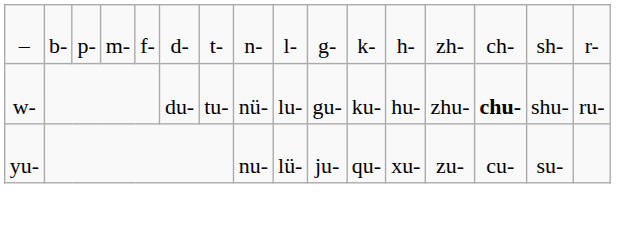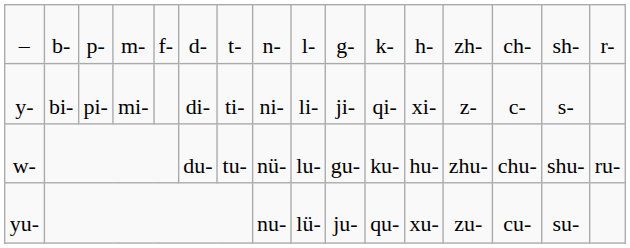+ row: (24, 105)
(500, 105) bold -> (517, 165) normal
